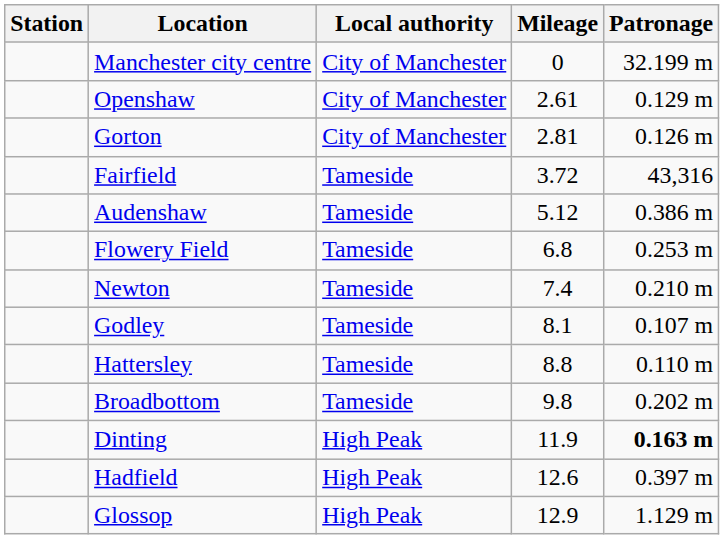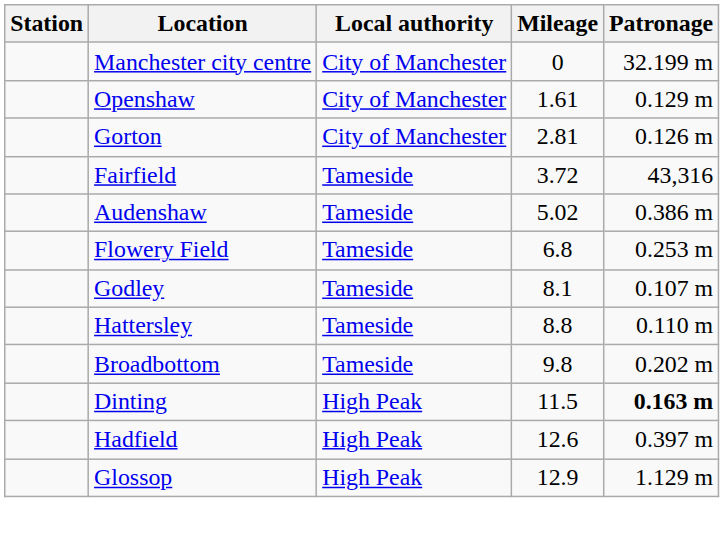(558, 99) 2.61 -> (558, 99) 1.61
(558, 212) 5.12 -> (558, 212) 5.02
- row: (132, 288)
(558, 439) 11.9 -> (558, 401) 11.5
